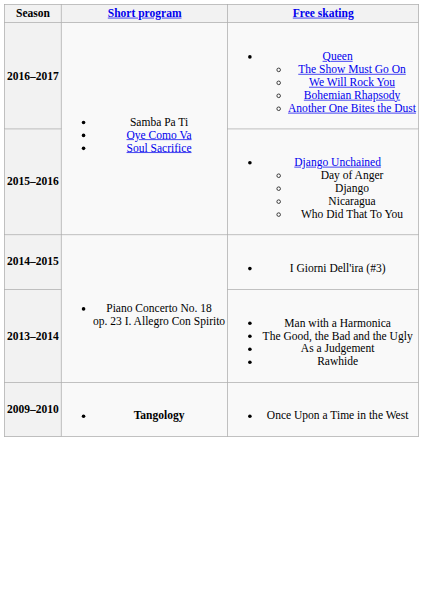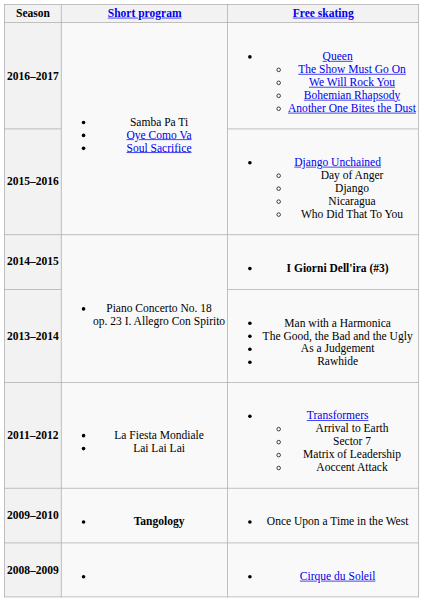(323, 268) normal -> (323, 268) bold
+ row: (33, 435)
+ row: (33, 569)
